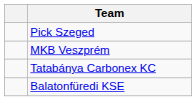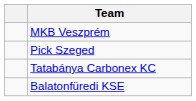rows swapped: (70, 50) <-> (62, 31)
